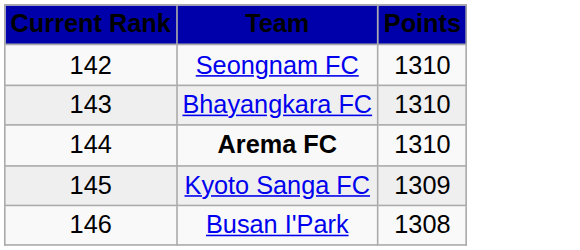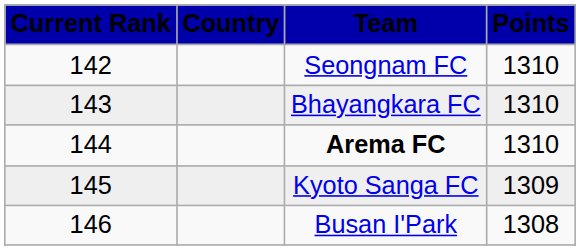+ column: (231, 24)
